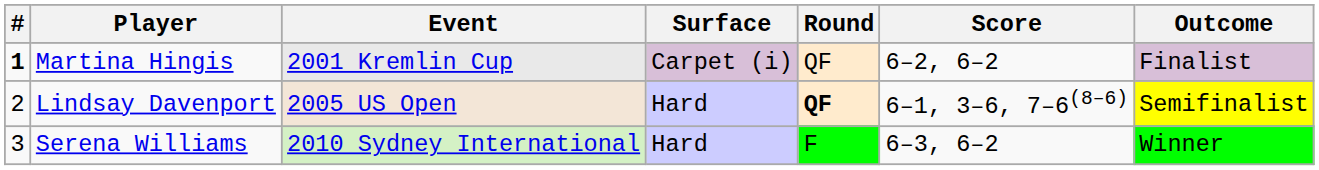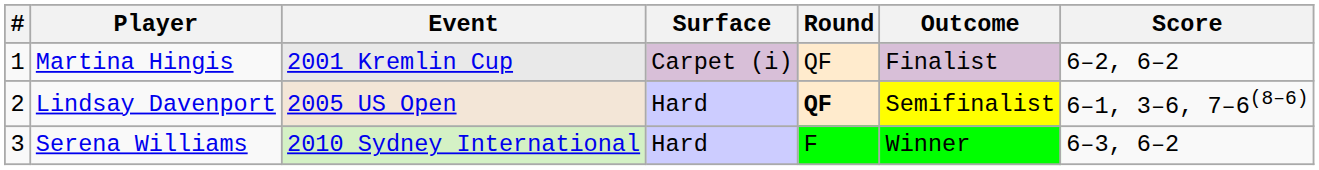columns swapped: (1007, 24) <-> (1224, 24)
(18, 62) bold -> (18, 62) normal
